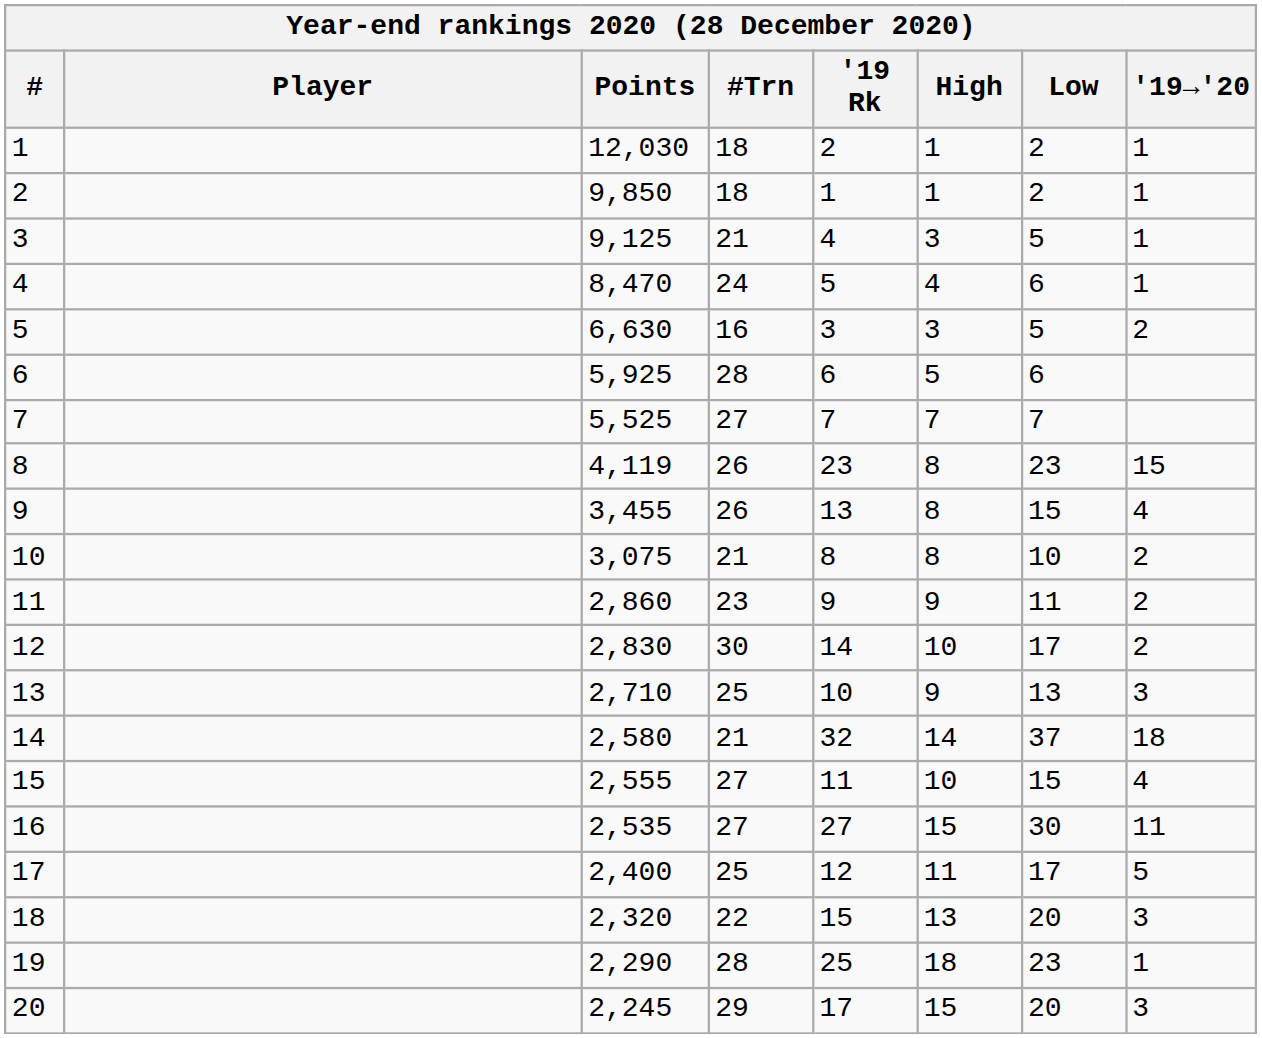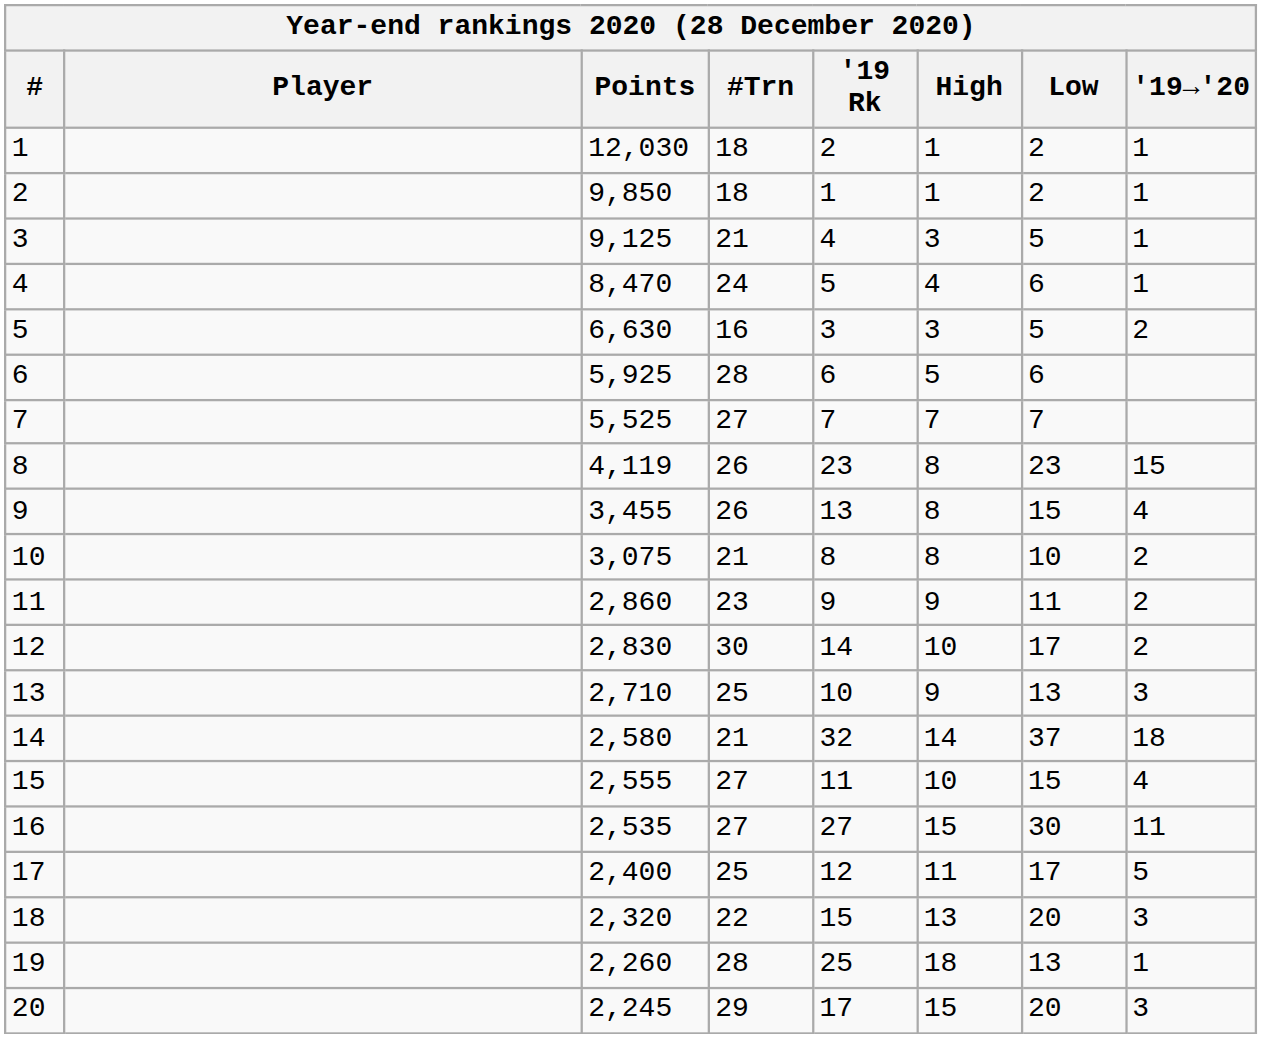(630, 965) 2,290 -> (630, 965) 2,260
(1045, 965) 23 -> (1045, 965) 13
